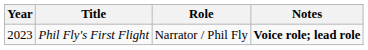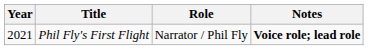(20, 34) 2023 -> (20, 34) 2021
